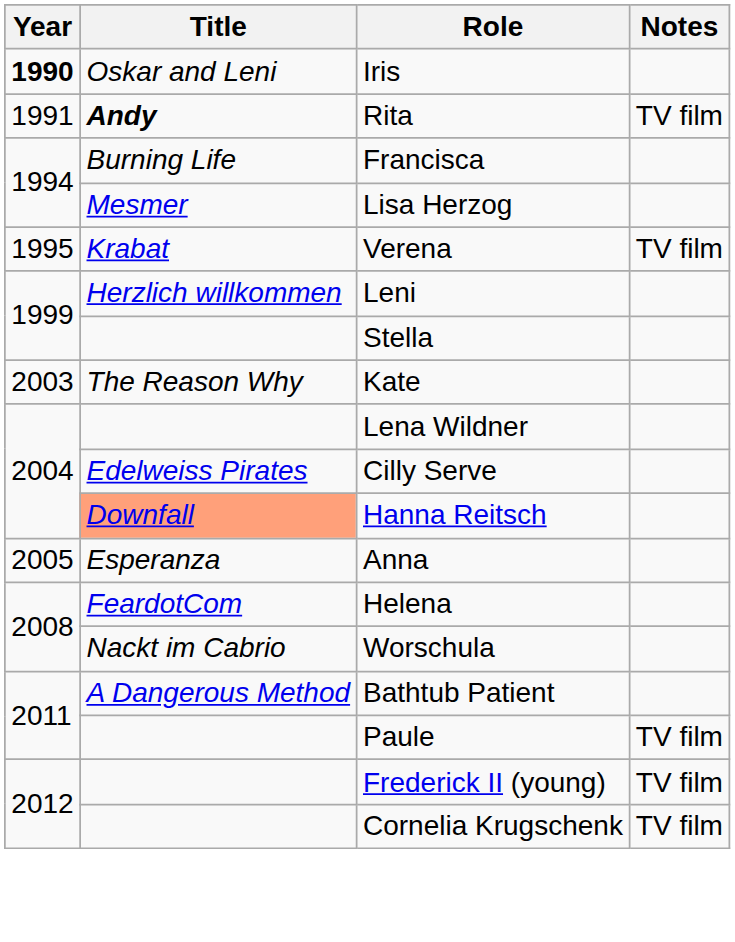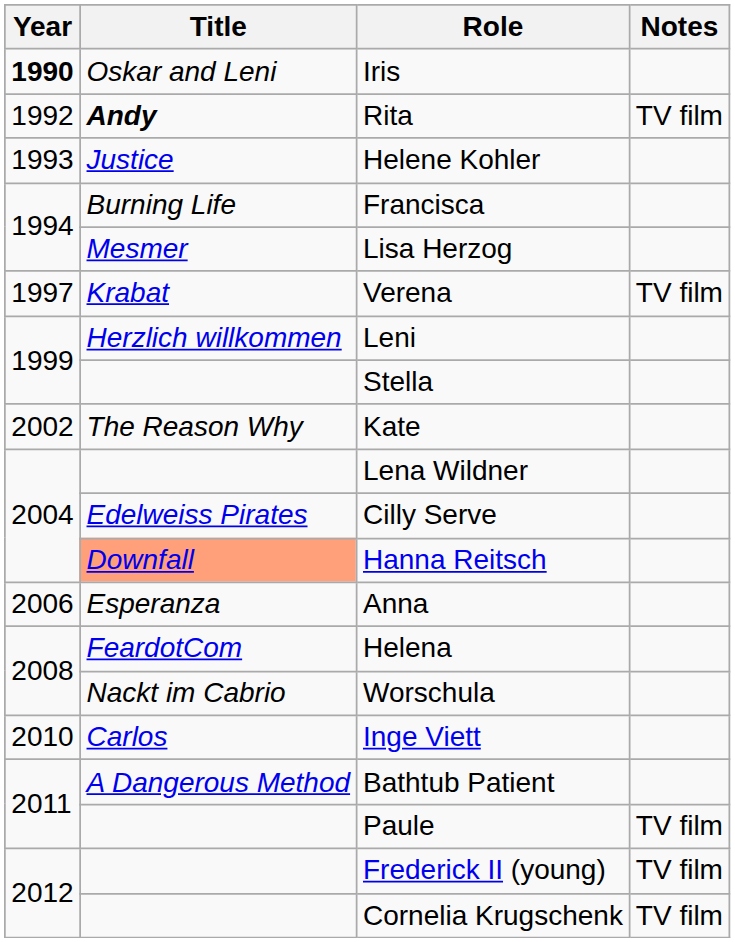(42, 115) 1991 -> (42, 115) 1992
+ row: (452, 159)
(42, 248) 1995 -> (42, 293) 1997
(42, 381) 2003 -> (42, 426) 2002
(42, 559) 2005 -> (42, 603) 2006
+ row: (422, 737)
